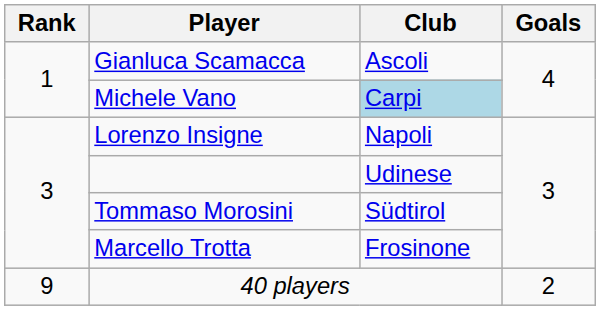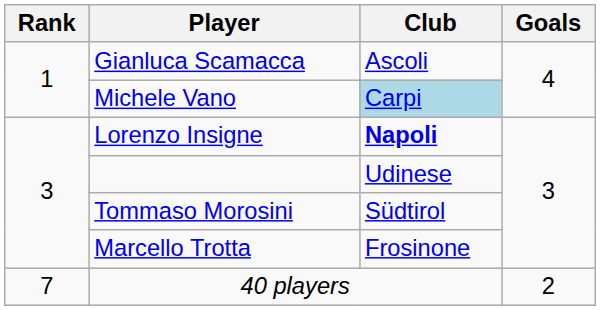(399, 135) normal -> (401, 135) bold
(47, 286) 9 -> (47, 286) 7
